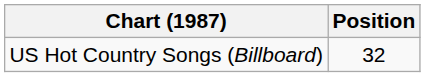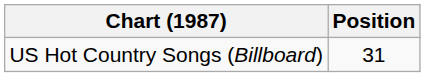(374, 54) 32 -> (374, 54) 31
